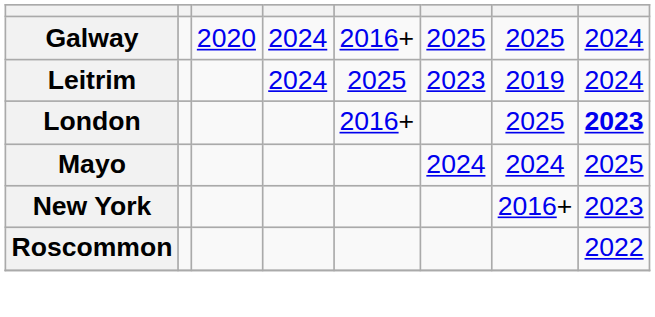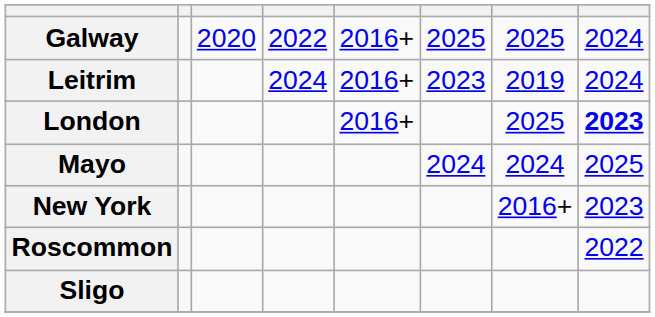(298, 37) 2024 -> (298, 37) 2022
(377, 79) 2025 -> (377, 79) 2016+
+ row: (92, 290)
